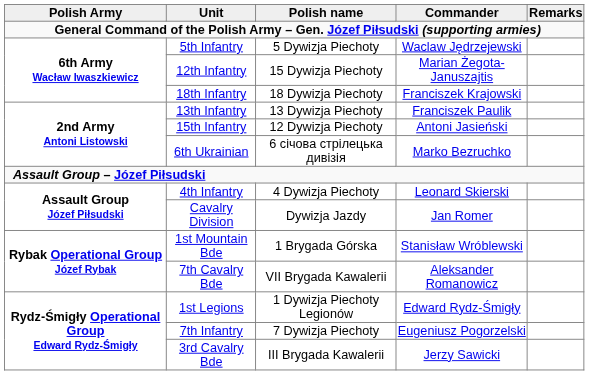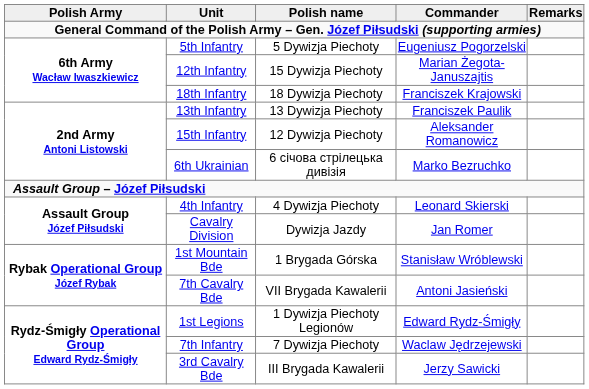(462, 46) Waclaw Jędrzejewski -> (462, 46) Eugeniusz Pogorzelski
(462, 127) Antoni Jasieński -> (462, 134) Aleksander Romanowicz
(462, 276) Aleksander Romanowicz -> (462, 290) Antoni Jasieński
(462, 331) Eugeniusz Pogorzelski -> (462, 345) Waclaw Jędrzejewski
